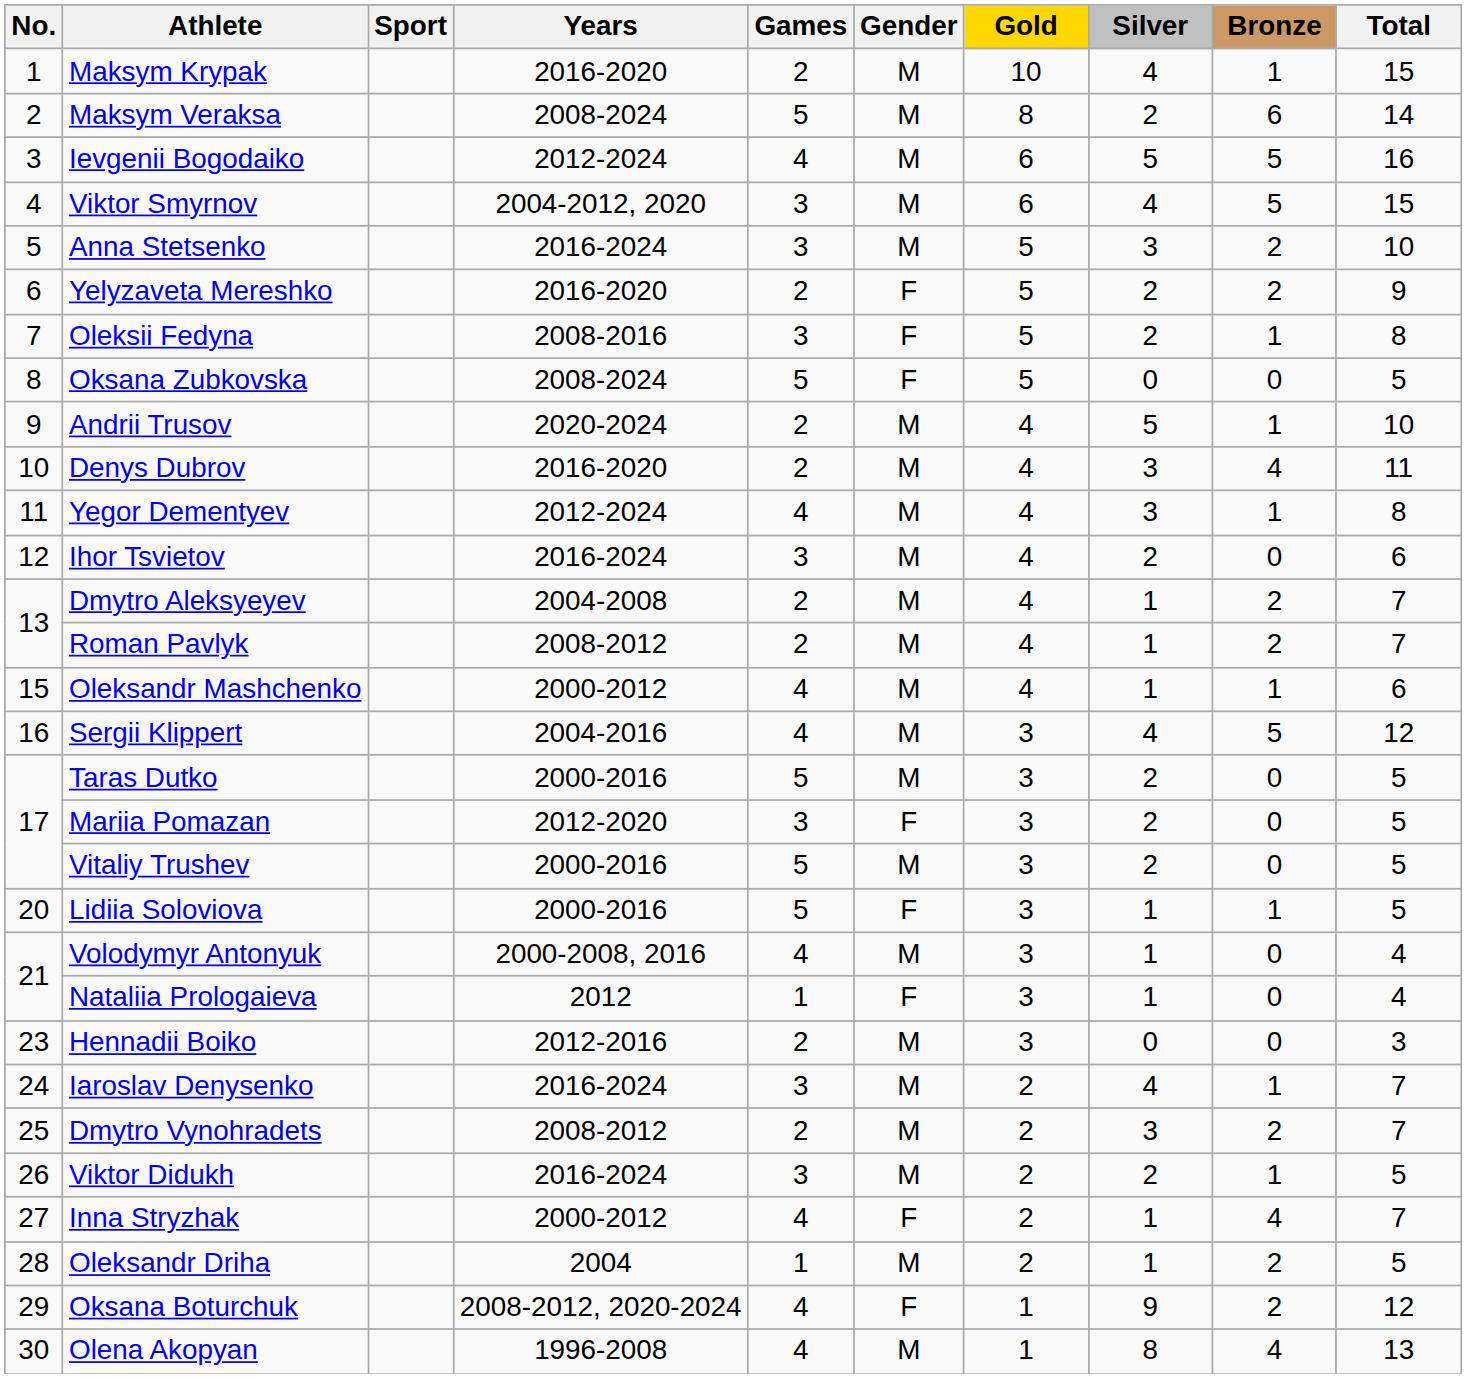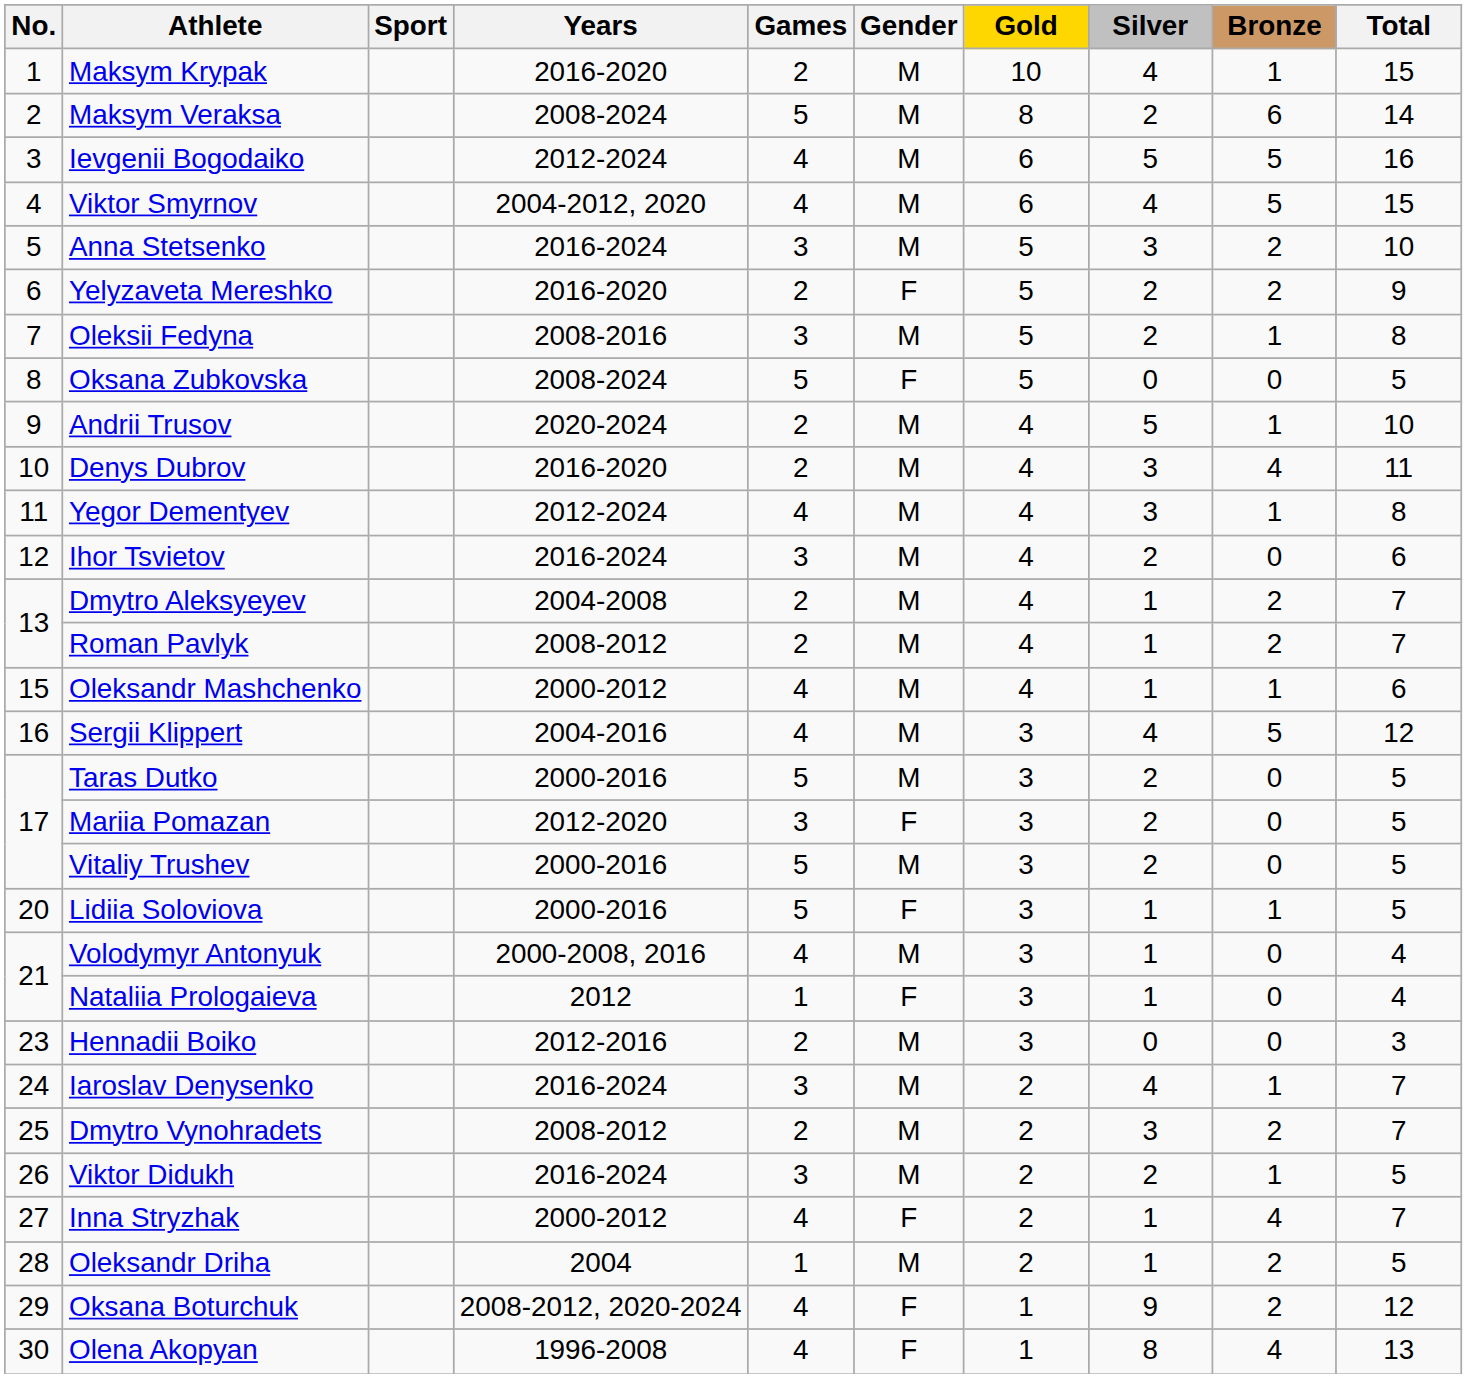(801, 203) 3 -> (801, 203) 4
(909, 335) F -> (909, 335) M
(909, 1351) M -> (909, 1351) F
